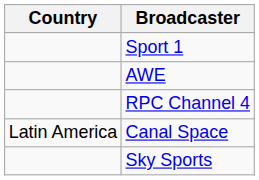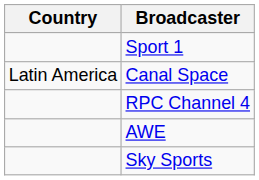rows swapped: (177, 132) <-> (146, 75)
